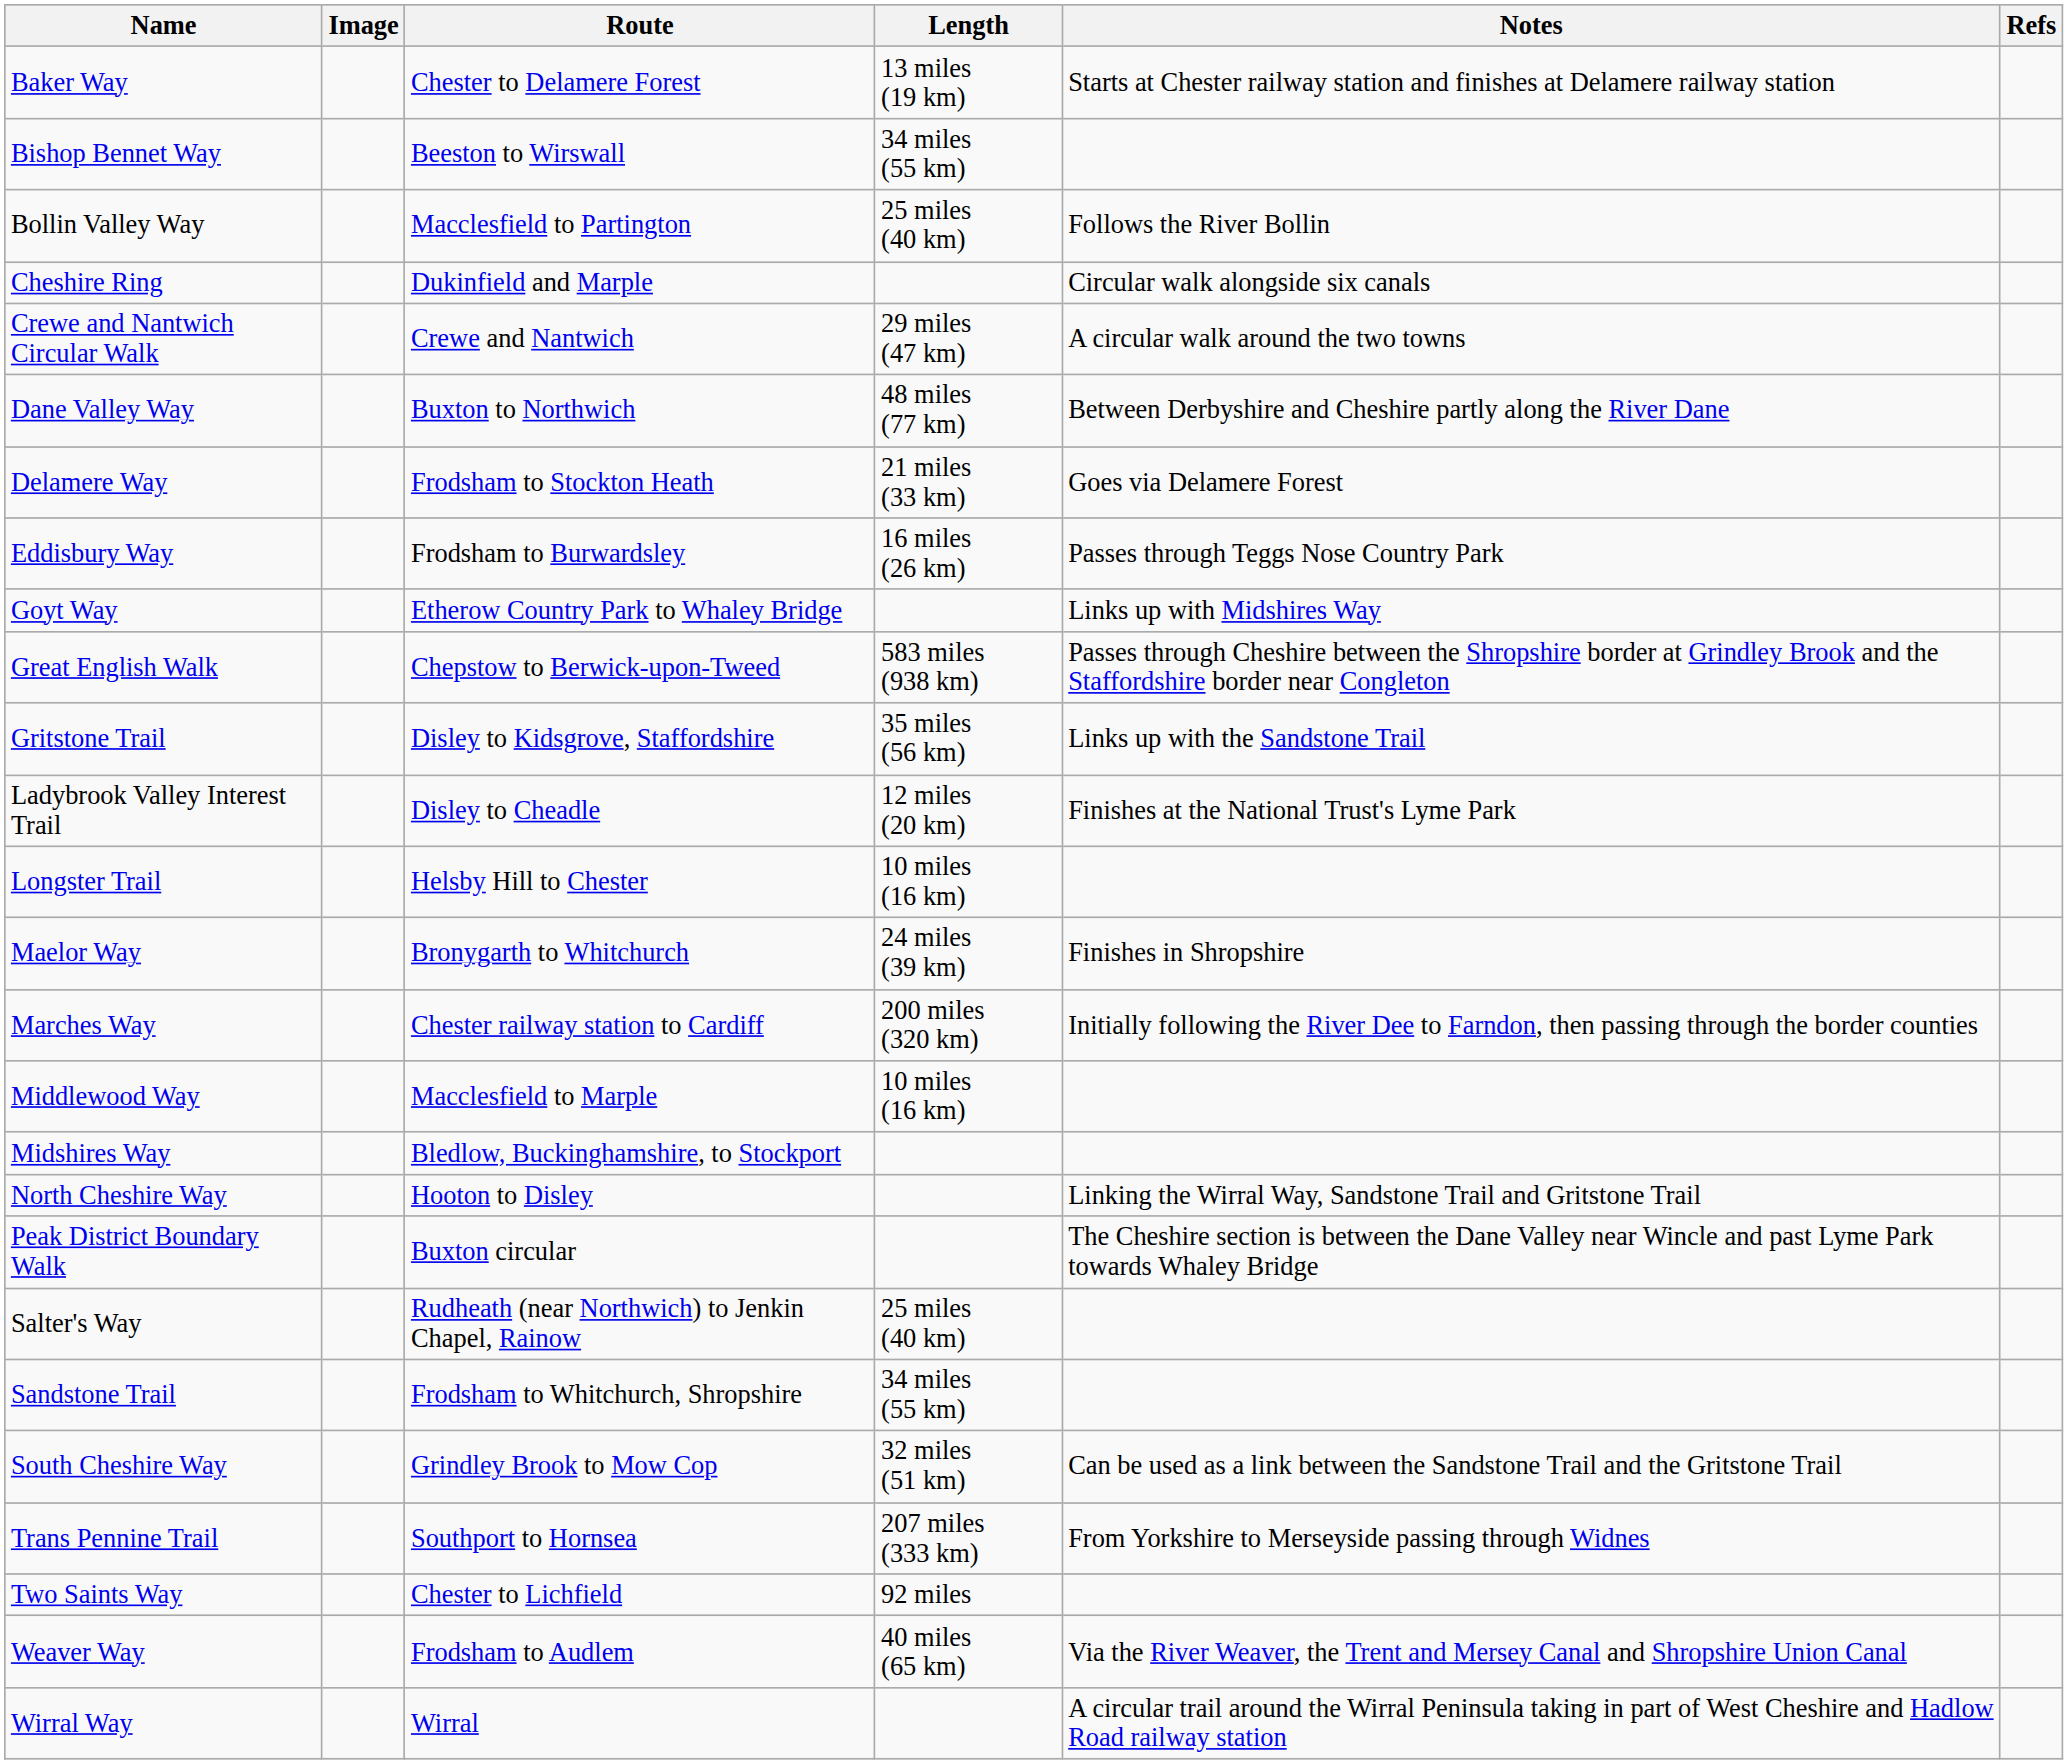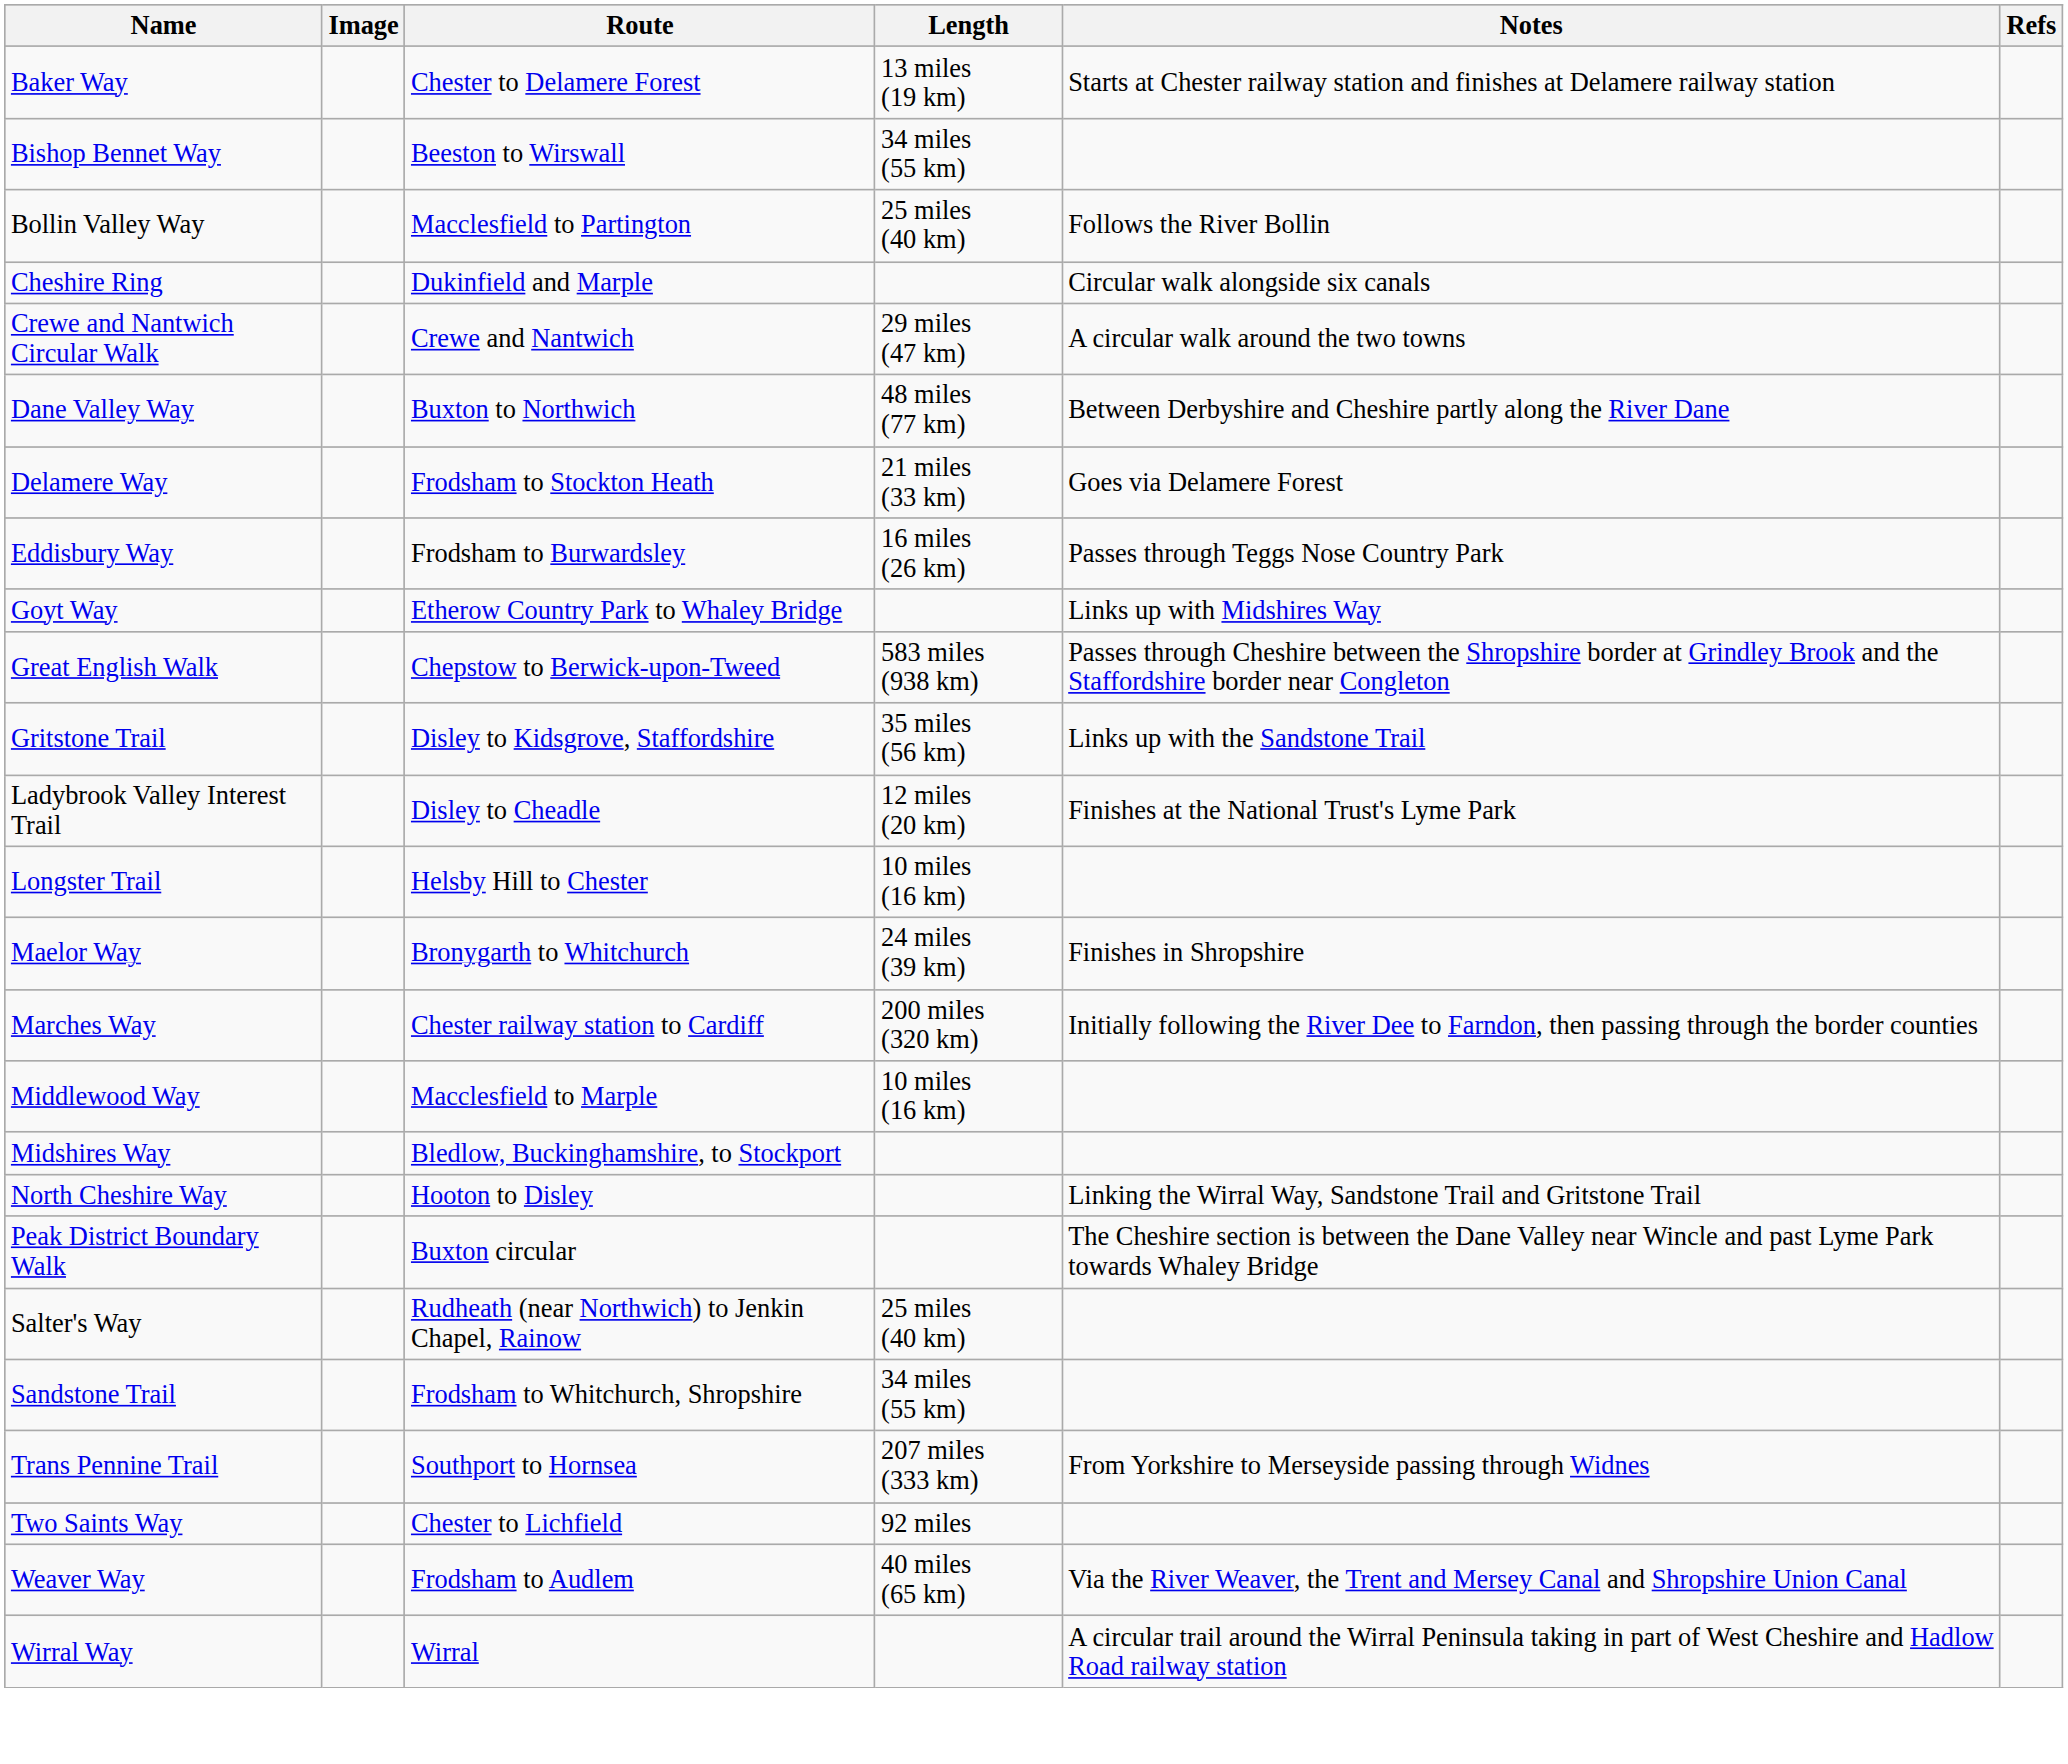- row: (119, 1466)
